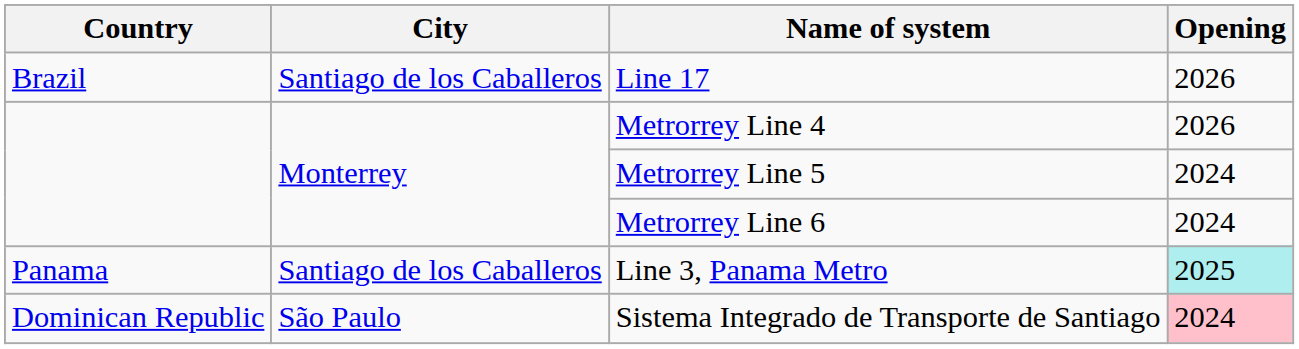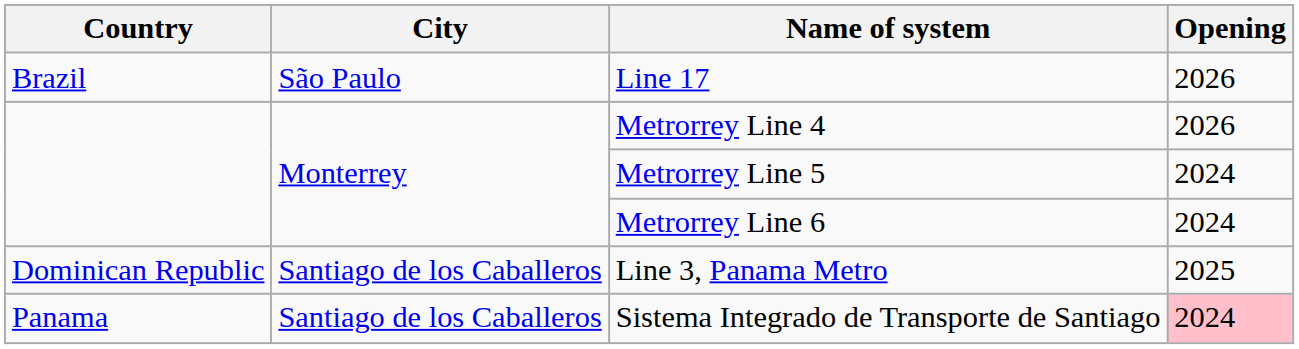(440, 76) Santiago de los Caballeros -> (340, 76) São Paulo
(60, 269) Panama -> (138, 269) Dominican Republic
(1205, 269) paleturquoise background -> (1205, 269) no background
(138, 317) Dominican Republic -> (60, 317) Panama
(340, 317) São Paulo -> (440, 317) Santiago de los Caballeros
